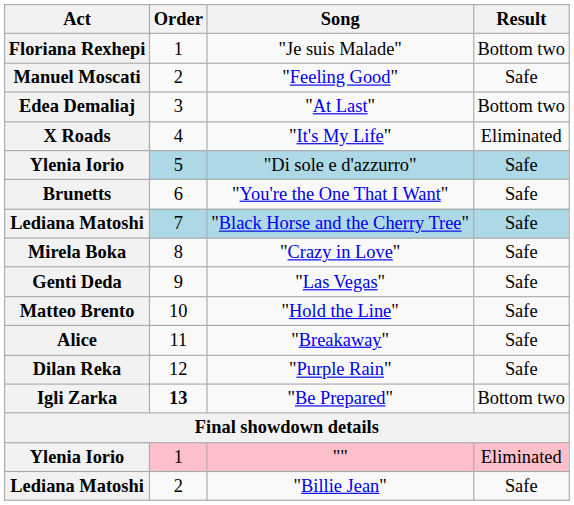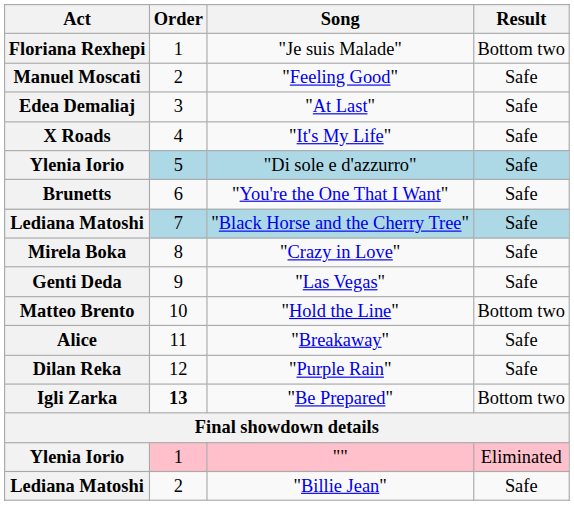(521, 106) Bottom two -> (521, 106) Safe
(521, 135) Eliminated -> (521, 135) Safe
(521, 310) Safe -> (521, 310) Bottom two
